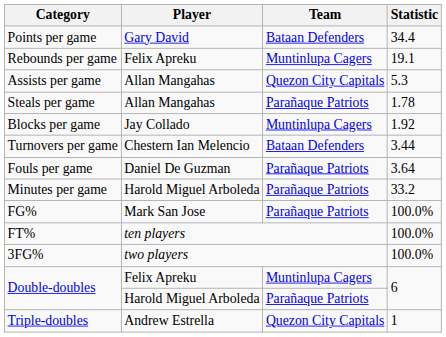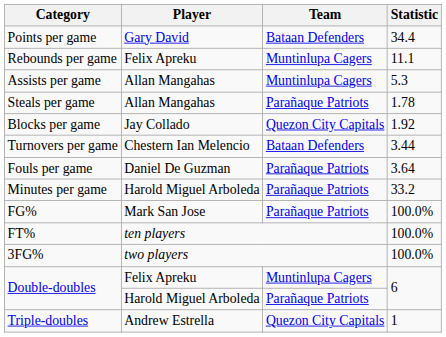(403, 59) 19.1 -> (402, 59) 11.1
(325, 80) Quezon City Capitals -> (319, 80) Muntinlupa Cagers
(319, 124) Muntinlupa Cagers -> (325, 124) Quezon City Capitals
